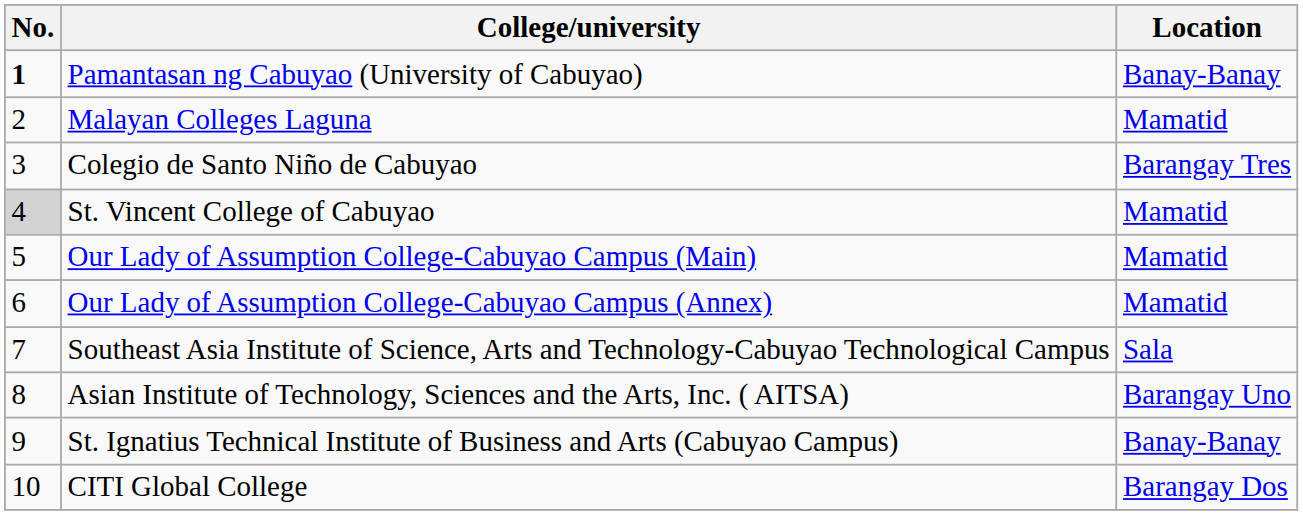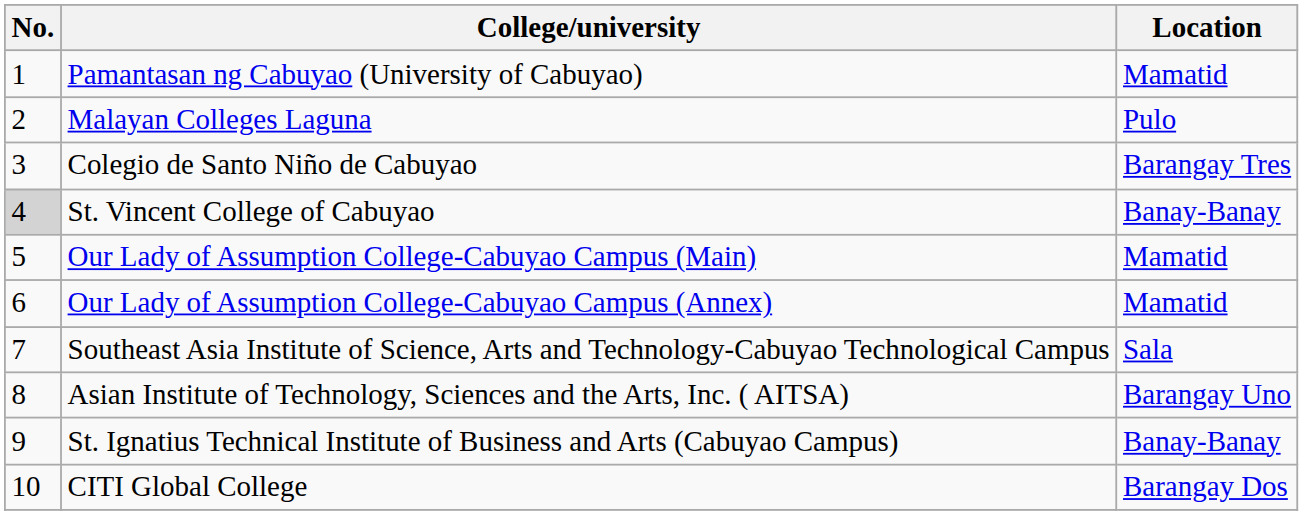(19, 73) bold -> (19, 73) normal
(1202, 73) Banay-Banay -> (1175, 73) Mamatid
(1175, 119) Mamatid -> (1150, 119) Pulo
(1175, 211) Mamatid -> (1202, 211) Banay-Banay
